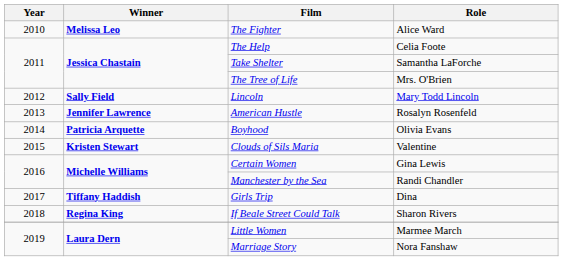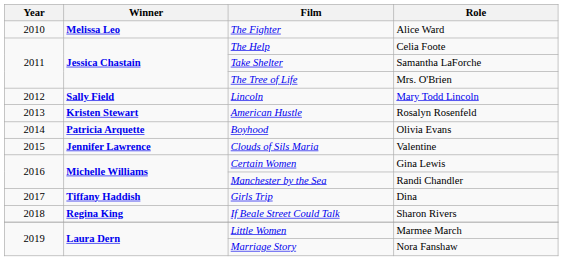(109, 113) Jennifer Lawrence -> (102, 113) Kristen Stewart
(102, 146) Kristen Stewart -> (109, 146) Jennifer Lawrence
